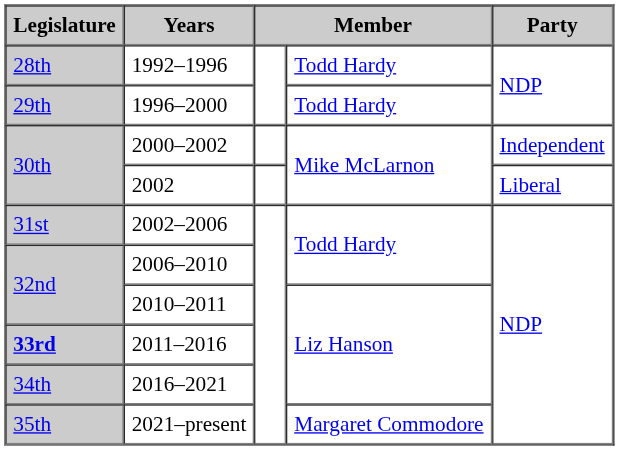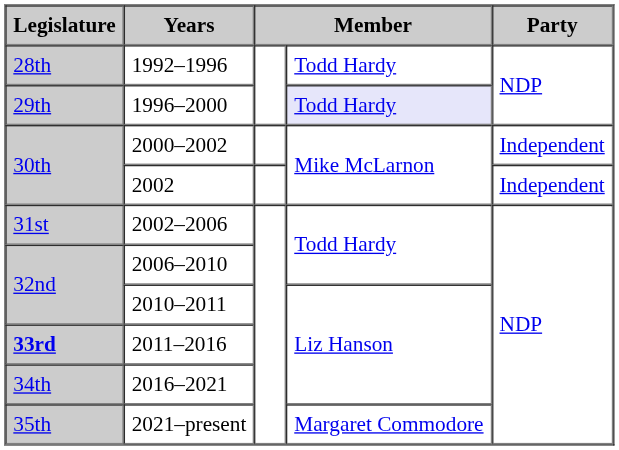(345, 104) no background -> (345, 104) lavender background
(530, 184) Liberal -> (552, 184) Independent
